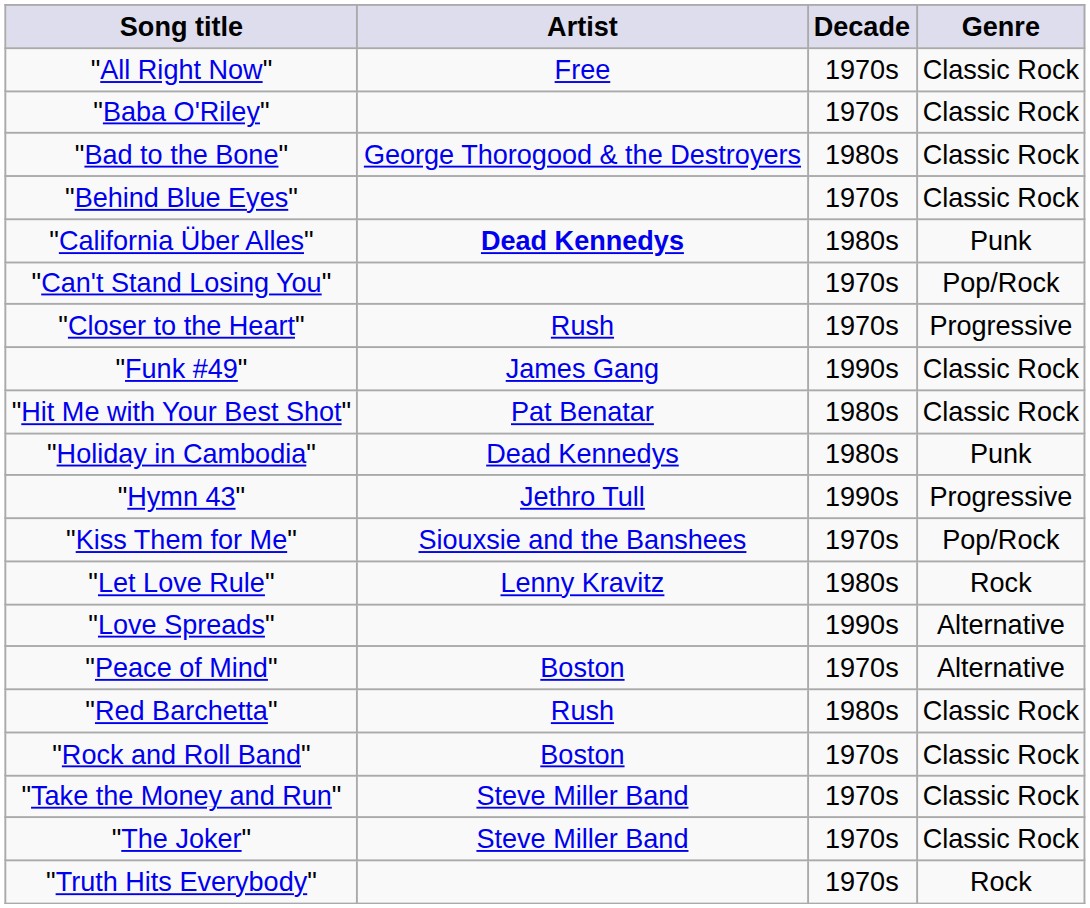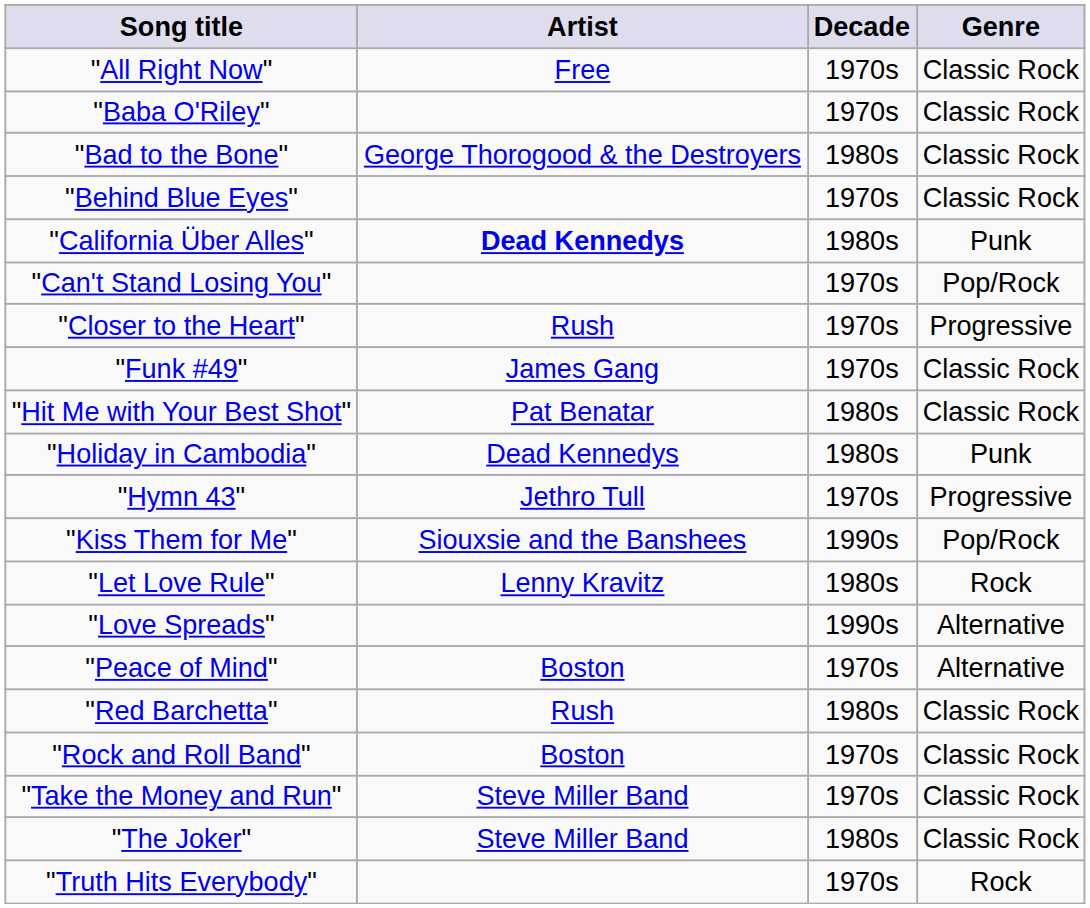(862, 368) 1990s -> (862, 368) 1970s
(862, 497) 1990s -> (862, 497) 1970s
(862, 540) 1970s -> (862, 540) 1990s
(862, 839) 1970s -> (862, 839) 1980s
